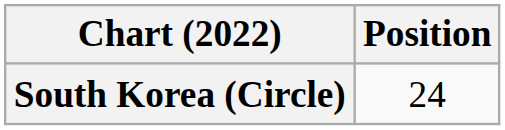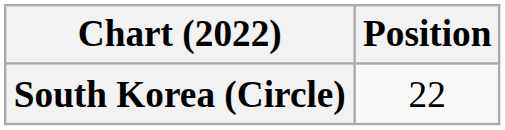(427, 93) 24 -> (427, 93) 22
